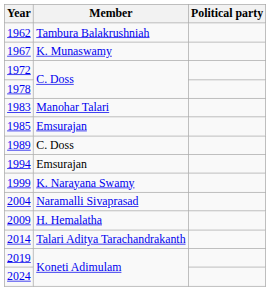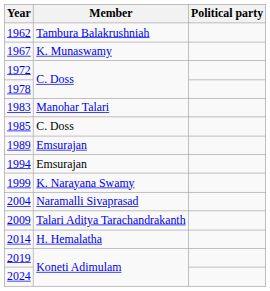(62, 126) Emsurajan -> (55, 126) C. Doss
(55, 145) C. Doss -> (62, 145) Emsurajan
(69, 220) H. Hemalatha -> (111, 220) Talari Aditya Tarachandrakanth
(111, 239) Talari Aditya Tarachandrakanth -> (69, 239) H. Hemalatha
